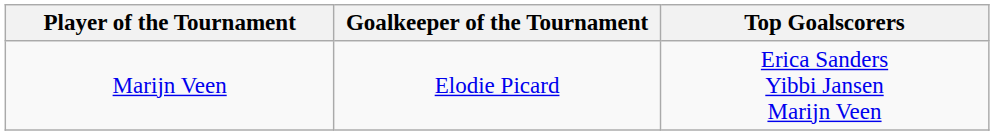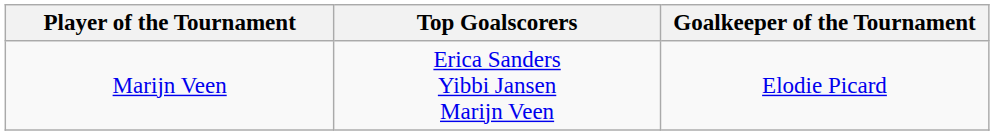columns swapped: (825, 22) <-> (497, 22)
